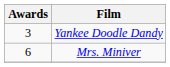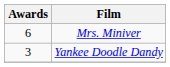rows swapped: (109, 52) <-> (109, 33)
